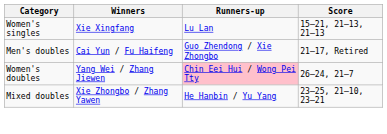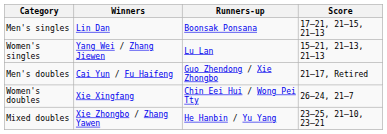+ row: (38, 29)
(105, 29) Xie Xingfang -> (115, 51) Yang Wei / Zhang Jiewen
(115, 74) Yang Wei / Zhang Jiewen -> (105, 96) Xie Xingfang
(240, 74) pink background -> (240, 96) no background
